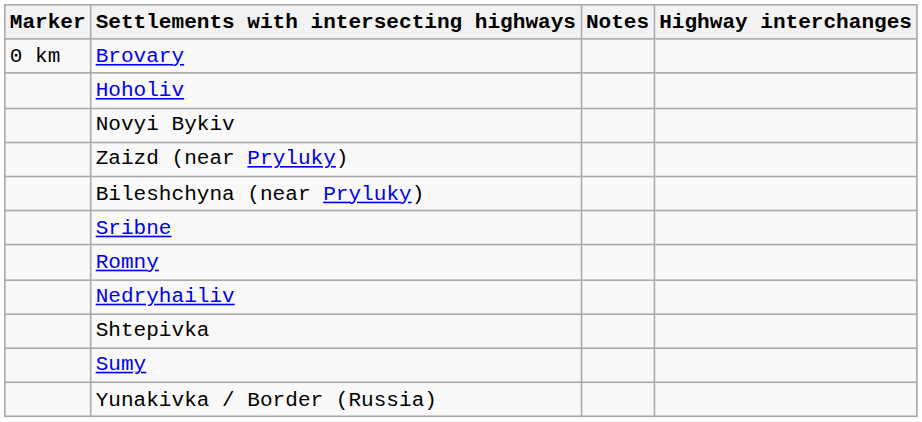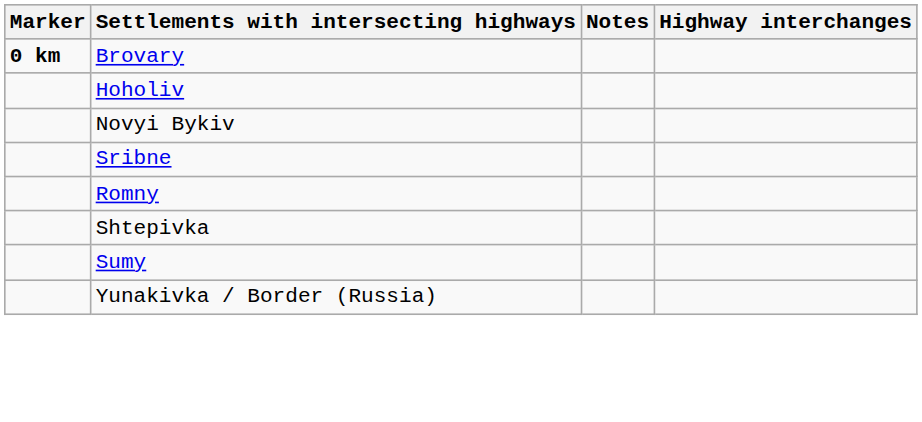(35, 56) normal -> (35, 56) bold
- row: (222, 159)
- row: (260, 194)
- row: (165, 297)
